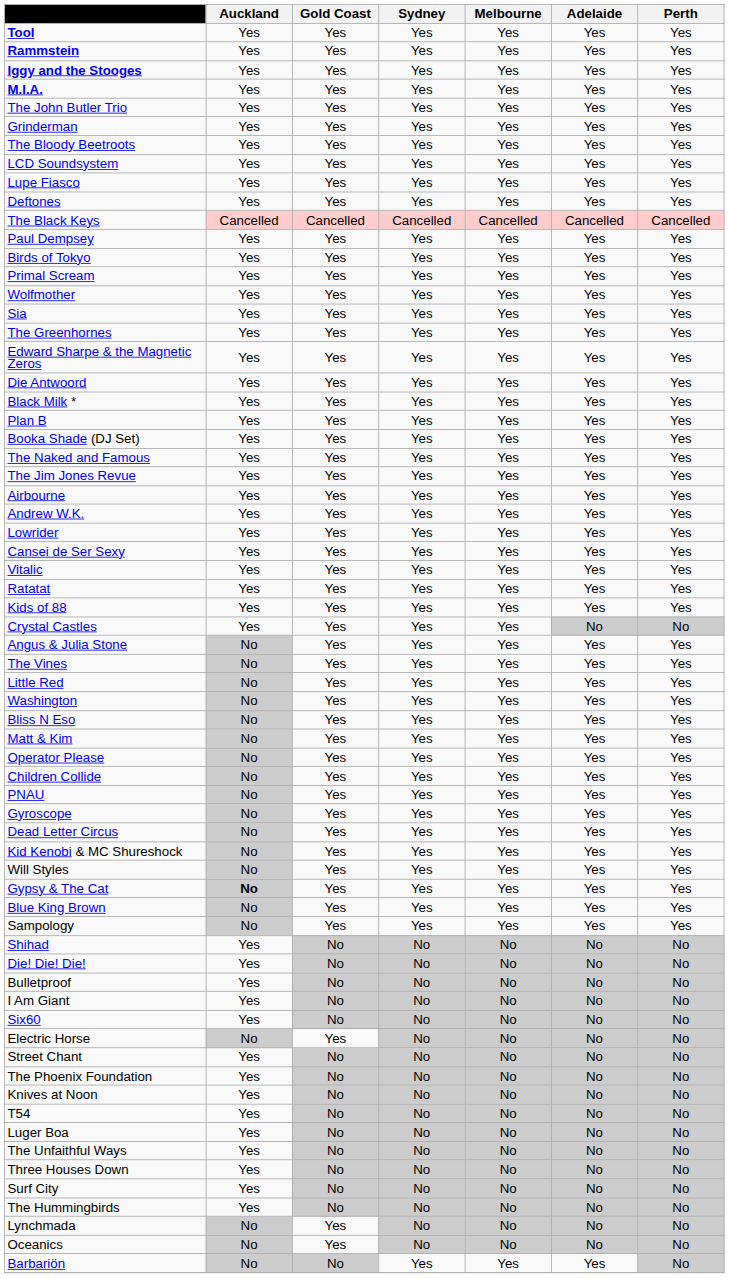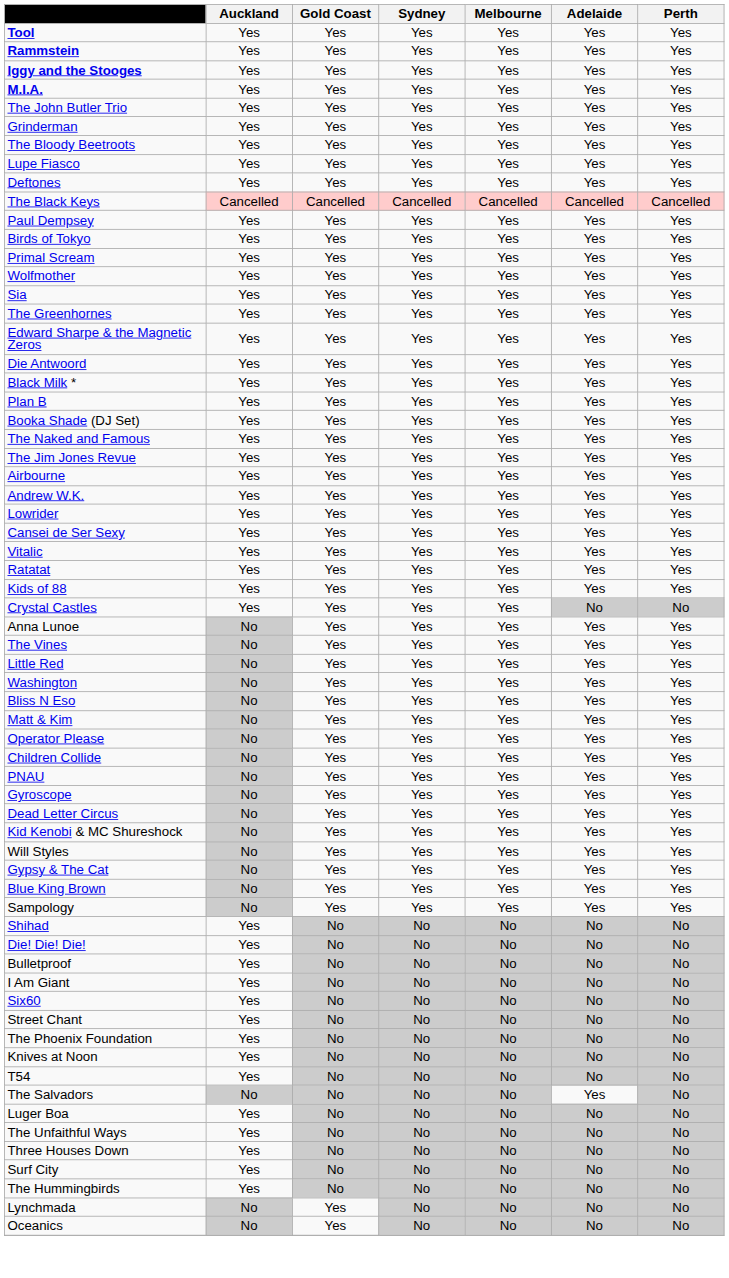- row: (63, 164)
- row: (67, 645)
+ row: (43, 626)
(249, 888) bold -> (249, 870) normal
- row: (49, 1038)
+ row: (50, 1094)
- row: (36, 1263)
